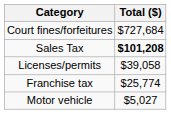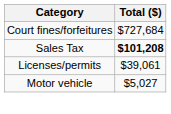(141, 65) $39,058 -> (141, 65) $39,061
- row: (60, 83)
